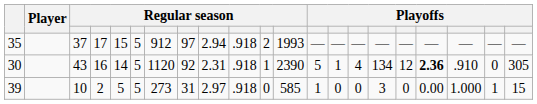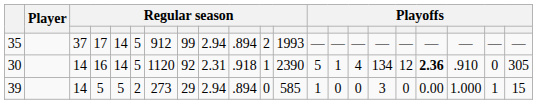(121, 44) 15 -> (121, 44) 14
(188, 44) 97 -> (188, 44) 99
(244, 44) .918 -> (244, 44) .894
(80, 66) 43 -> (80, 66) 14
(80, 88) 10 -> (80, 88) 14
(100, 88) 2 -> (100, 88) 5
(138, 88) 5 -> (138, 88) 2
(188, 88) 31 -> (188, 88) 29
(214, 88) 2.97 -> (214, 88) 2.94
(244, 88) .918 -> (244, 88) .894
